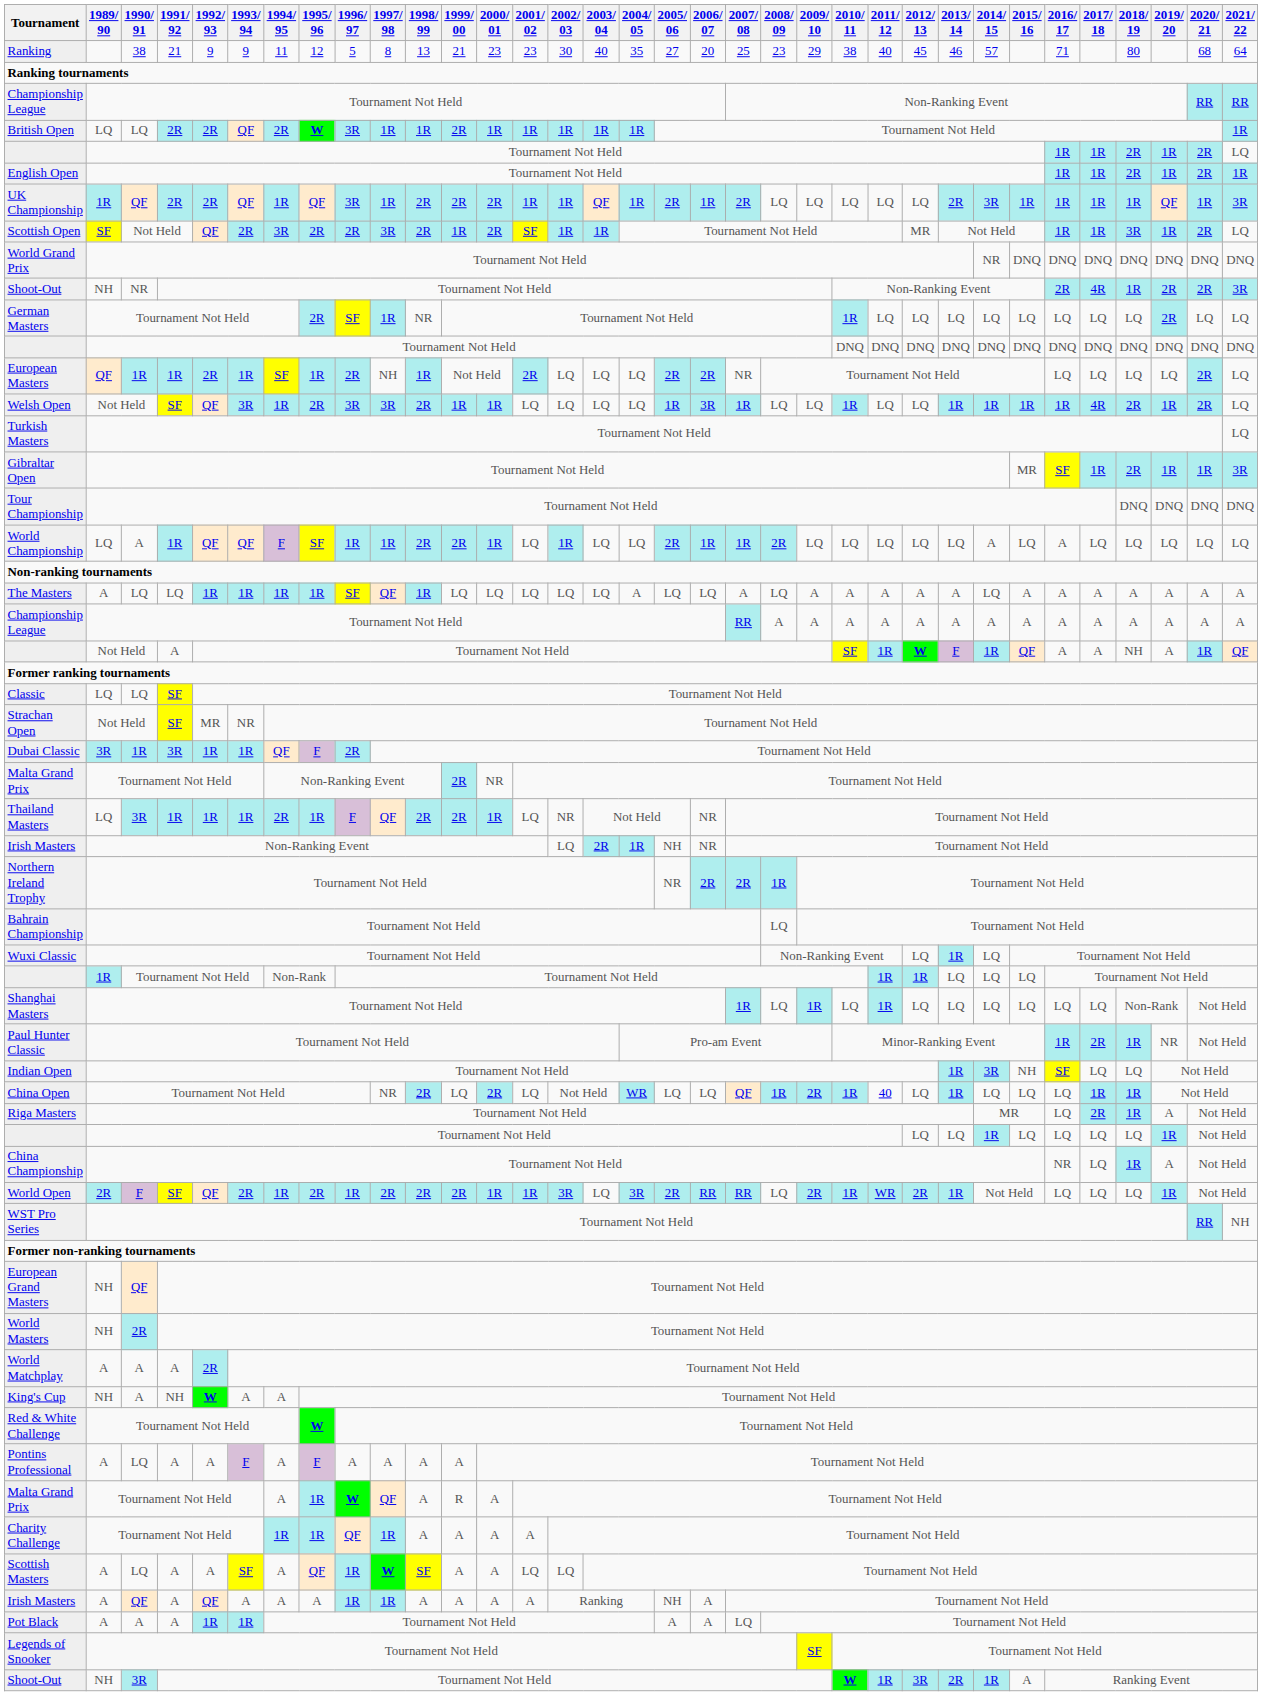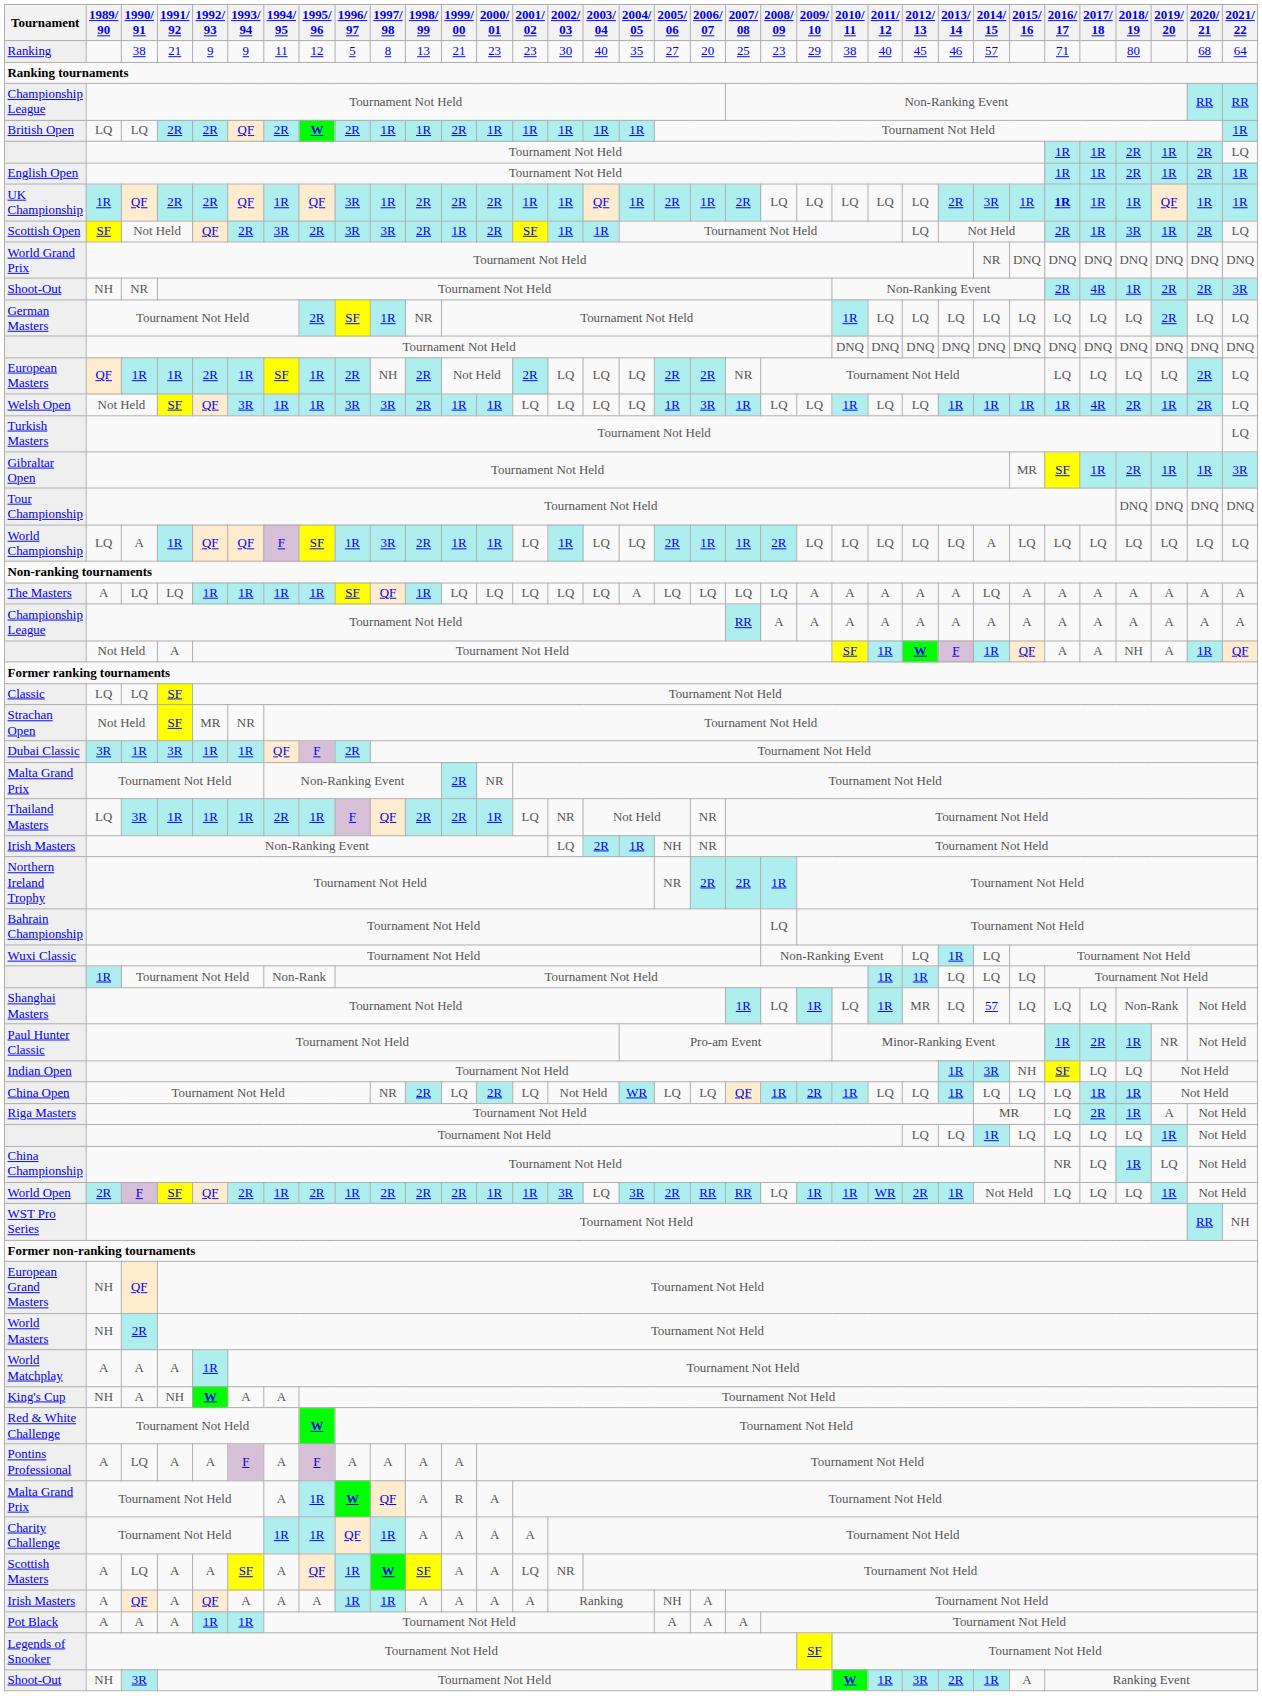(352, 130) 3R -> (352, 130) 2R
(1062, 201) normal -> (1062, 201) bold
(1240, 201) 3R -> (1240, 201) 1R
(352, 230) 2R -> (352, 230) 3R
(920, 230) MR -> (920, 230) LQ
(1062, 230) 1R -> (1062, 230) 2R
(424, 375) 1R -> (424, 375) 2R
(317, 404) 2R -> (317, 404) 1R
(388, 542) 1R -> (388, 542) 3R
(459, 542) 2R -> (459, 542) 1R
(1062, 542) A -> (1062, 542) LQ
(743, 593) A -> (743, 593) LQ
(920, 1005) LQ -> (920, 1005) MR
(991, 1005) LQ -> (991, 1005) 57
(885, 1092) 40 -> (885, 1092) LQ
(1169, 1163) A -> (1169, 1163) LQ
(814, 1192) 2R -> (814, 1192) 1R
(210, 1367) 2R -> (210, 1367) 1R
(566, 1571) LQ -> (566, 1571) NR
(743, 1621) LQ -> (743, 1621) A
